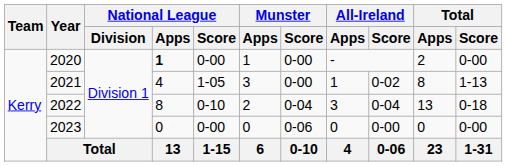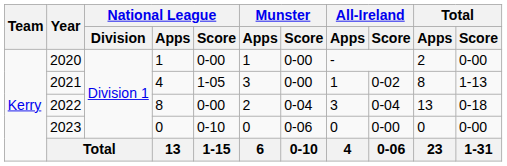(159, 60) bold -> (159, 60) normal
(211, 104) 0-10 -> (211, 104) 0-00
(211, 127) 0-00 -> (211, 127) 0-10
